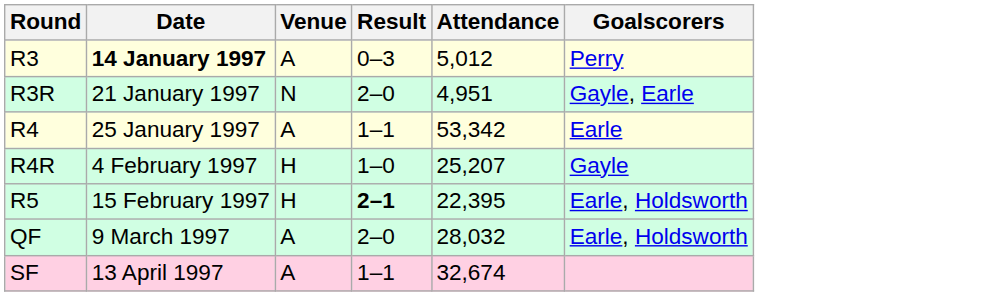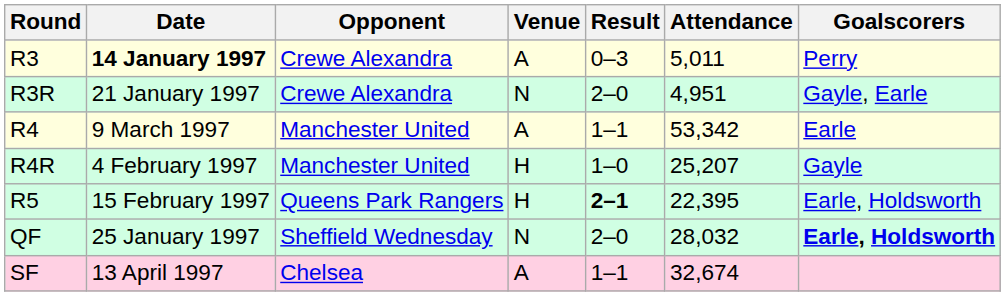+ column: (392, 22)
(465, 58) 5,012 -> (697, 58) 5,011
(176, 129) 25 January 1997 -> (161, 129) 9 March 1997
(161, 237) 9 March 1997 -> (176, 237) 25 January 1997
(288, 237) A -> (522, 237) N
(659, 237) normal -> (899, 237) bold
